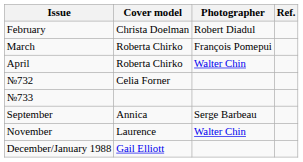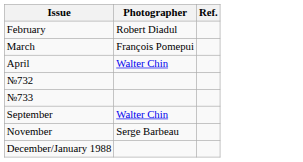- column: (153, 13)
(225, 115) Serge Barbeau -> (142, 115) Walter Chin
(220, 132) Walter Chin -> (148, 132) Serge Barbeau
